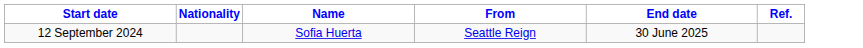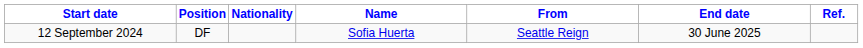+ column: (202, 14)
